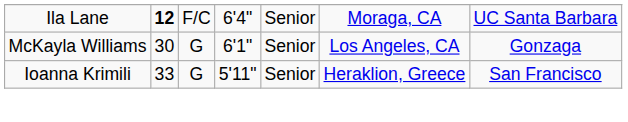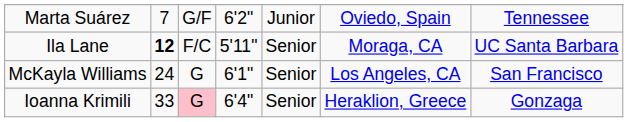+ row: (78, 18)
(238, 18) 6'4" -> (239, 46) 5'11"
(164, 46) 30 -> (164, 74) 24
(545, 46) Gonzaga -> (546, 74) San Francisco
(196, 74) no background -> (197, 102) pink background
(238, 74) 5'11" -> (239, 102) 6'4"
(545, 74) San Francisco -> (546, 102) Gonzaga
